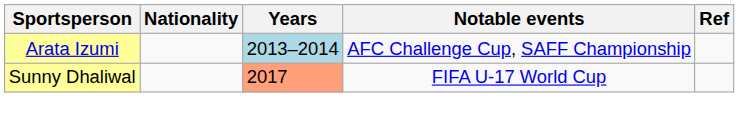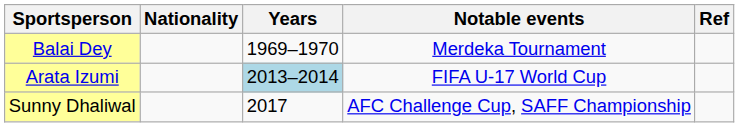+ row: (72, 48)
(519, 48) AFC Challenge Cup, SAFF Championship -> (519, 77) FIFA U-17 World Cup
(267, 77) lightsalmon background -> (267, 106) no background
(519, 77) FIFA U-17 World Cup -> (519, 106) AFC Challenge Cup, SAFF Championship
